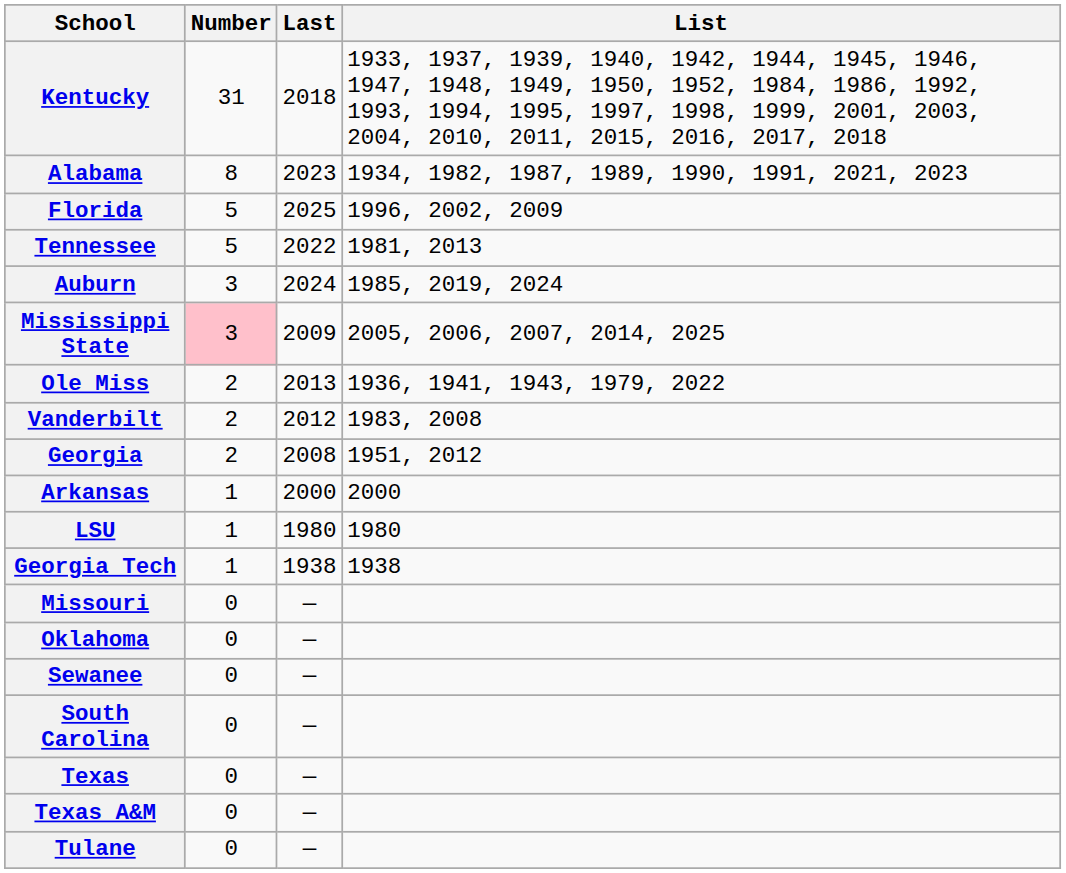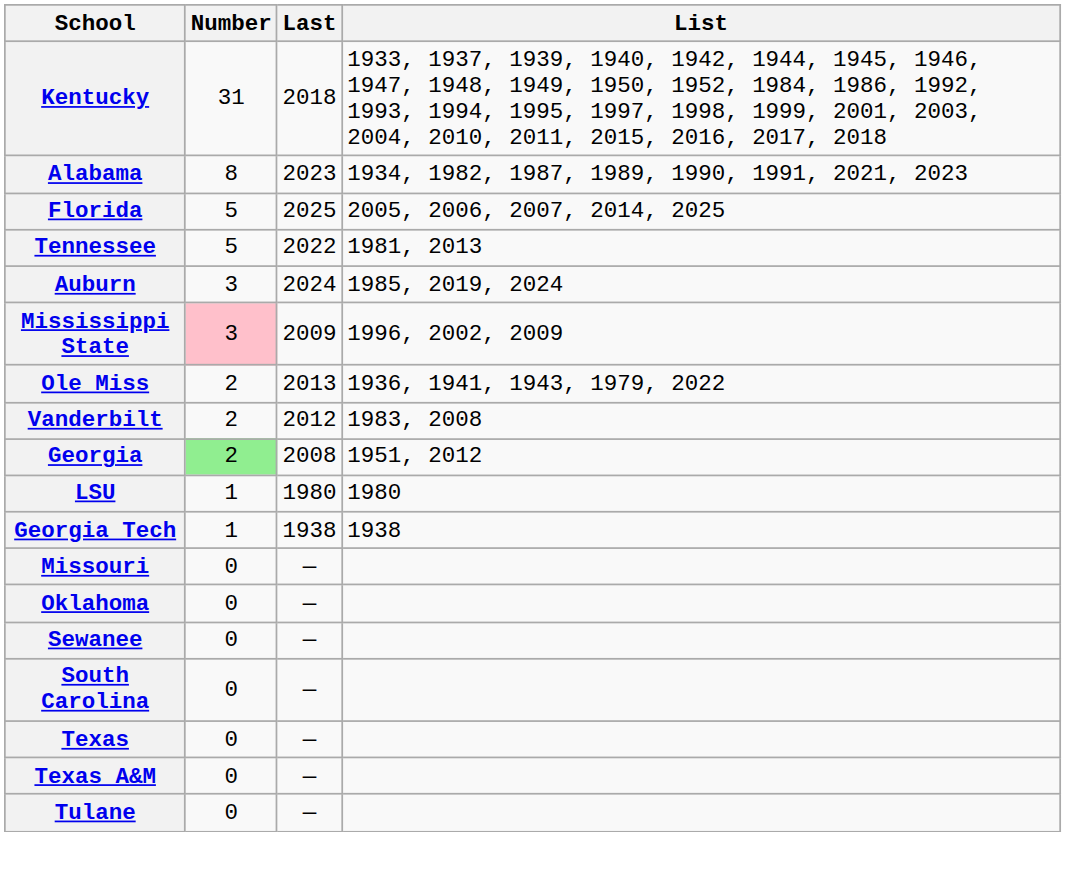(455, 211) 1996, 2002, 2009 -> (536, 211) 2005, 2006, 2007, 2014, 2025
(536, 334) 2005, 2006, 2007, 2014, 2025 -> (455, 334) 1996, 2002, 2009
(231, 457) no background -> (231, 457) lightgreen background
- row: (95, 494)
